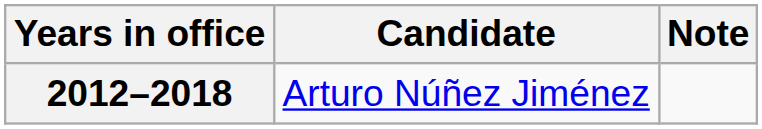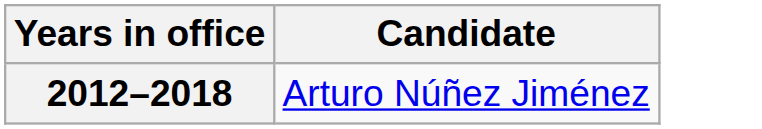- column: (708, 33)
